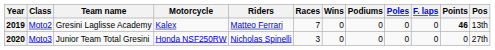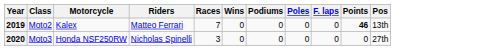- column: (104, 11)
